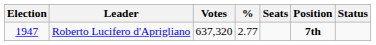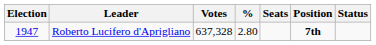(214, 31) 637,320 -> (214, 31) 637,328
(248, 31) 2.77 -> (248, 31) 2.80
